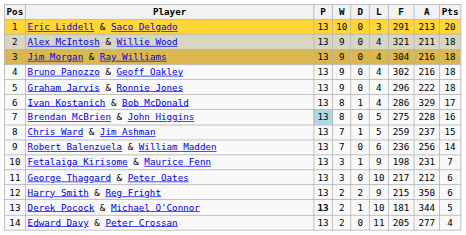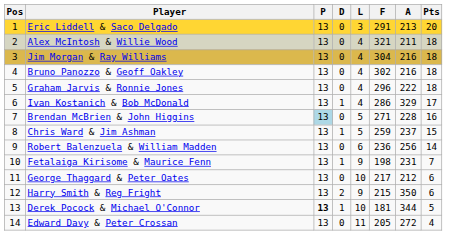- column: (342, 12)
(401, 117) 275 -> (382, 117) 271
(427, 222) 277 -> (408, 222) 272
